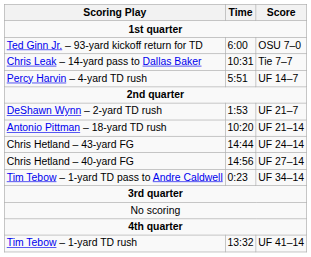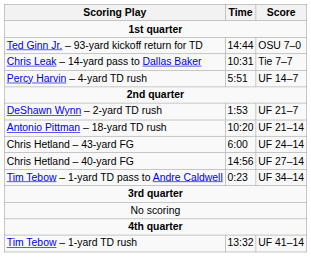(238, 45) 6:00 -> (241, 45) 14:44
(241, 144) 14:44 -> (238, 144) 6:00
